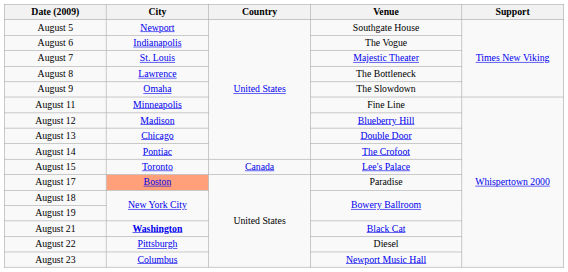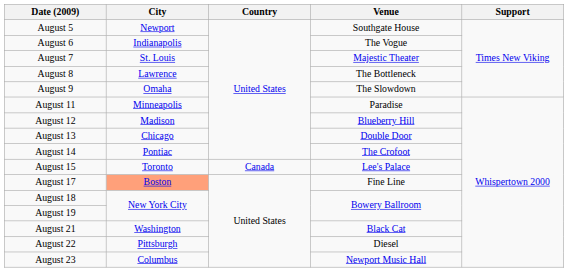(386, 105) Fine Line -> (386, 105) Paradise
(386, 182) Paradise -> (386, 182) Fine Line
(157, 228) bold -> (157, 228) normal
